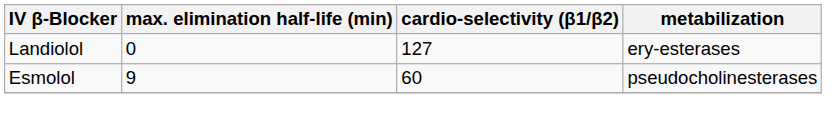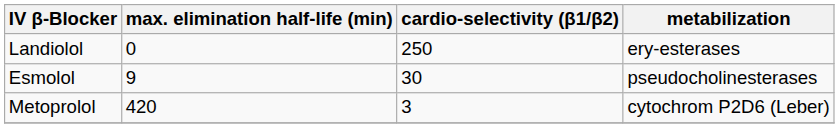(417, 48) 127 -> (417, 48) 250
(412, 78) 60 -> (412, 78) 30
+ row: (52, 107)
